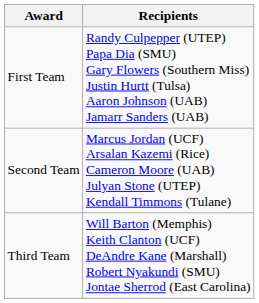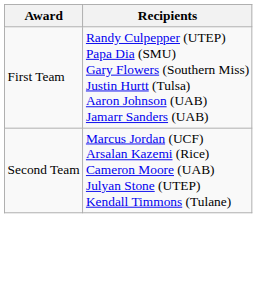- row: (39, 256)
